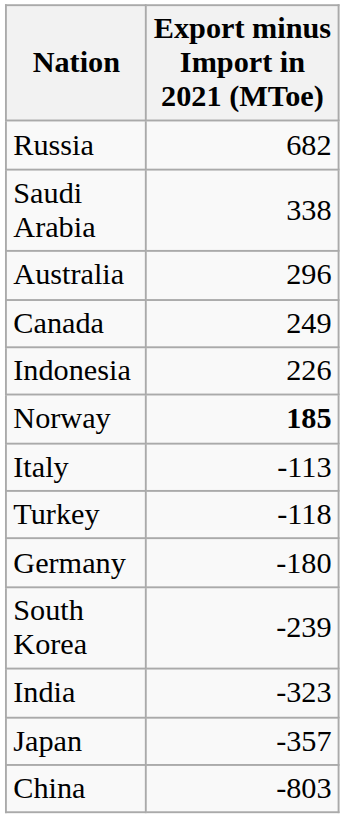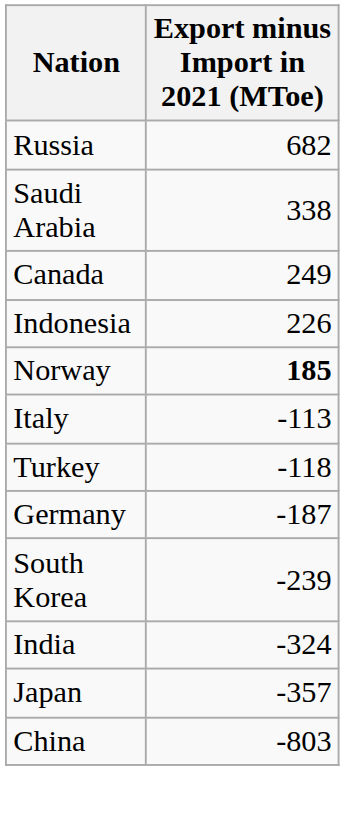- row: (69, 274)
(304, 562) -180 -> (304, 514) -187
(304, 692) -323 -> (304, 644) -324
